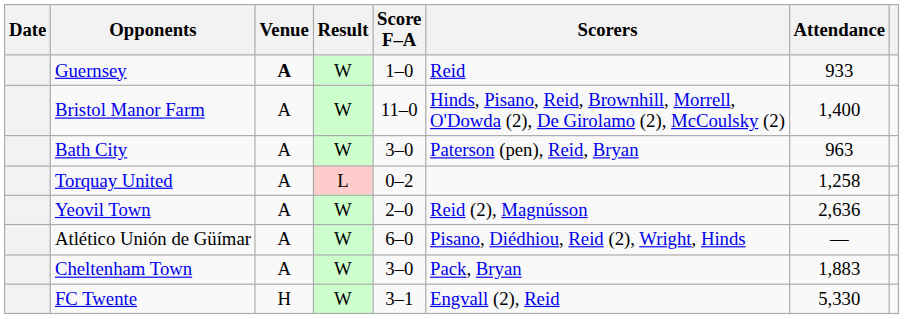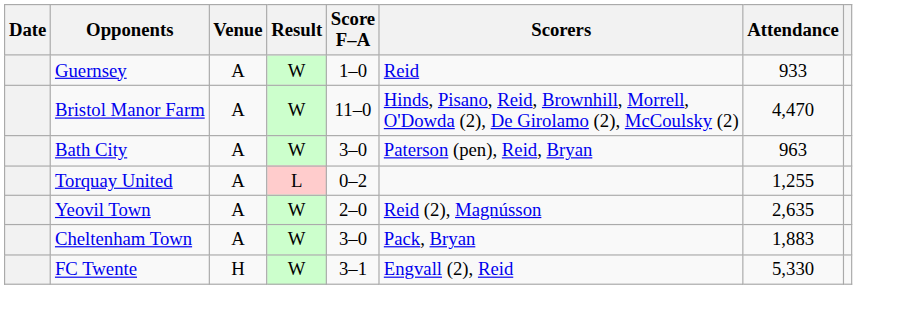(284, 70) bold -> (238, 70) normal
(839, 110) 1,400 -> (793, 110) 4,470
(839, 180) 1,258 -> (793, 180) 1,255
(839, 209) 2,636 -> (793, 209) 2,635
- row: (153, 239)
